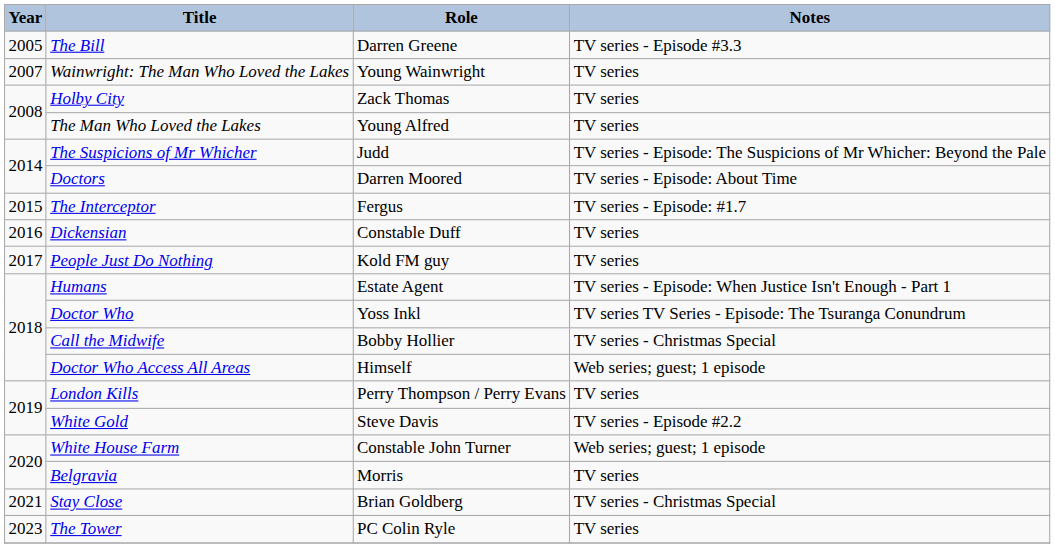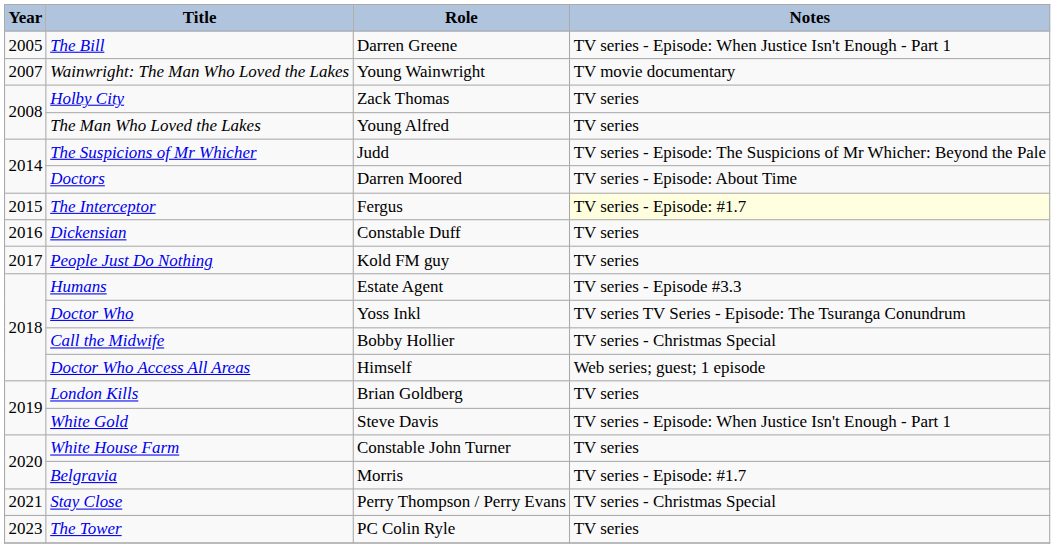(658, 44) TV series - Episode #3.3 -> (762, 44) TV series - Episode: When Justice Isn't Enough - Part 1
(606, 71) TV series -> (654, 71) TV movie documentary
(660, 206) no background -> (660, 206) lightyellow background
(762, 286) TV series - Episode: When Justice Isn't Enough - Part 1 -> (658, 286) TV series - Episode #3.3
(461, 394) Perry Thompson / Perry Evans -> (410, 394) Brian Goldberg
(658, 421) TV series - Episode #2.2 -> (762, 421) TV series - Episode: When Justice Isn't Enough - Part 1
(670, 448) Web series; guest; 1 episode -> (606, 448) TV series
(606, 475) TV series -> (660, 475) TV series - Episode: #1.7
(410, 502) Brian Goldberg -> (461, 502) Perry Thompson / Perry Evans
